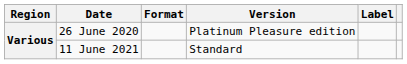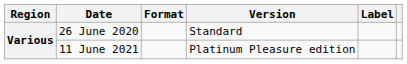(272, 31) Platinum Pleasure edition -> (216, 31) Standard
(216, 49) Standard -> (272, 49) Platinum Pleasure edition
